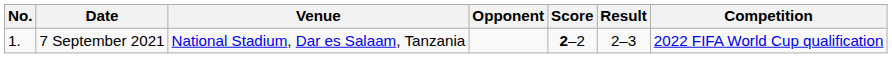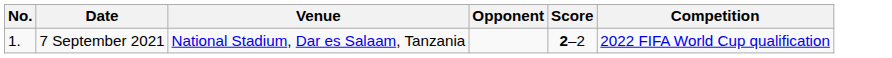- column: (624, 16)
